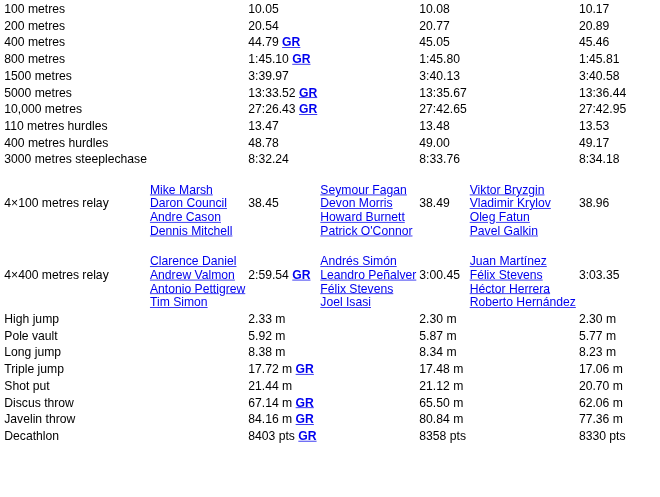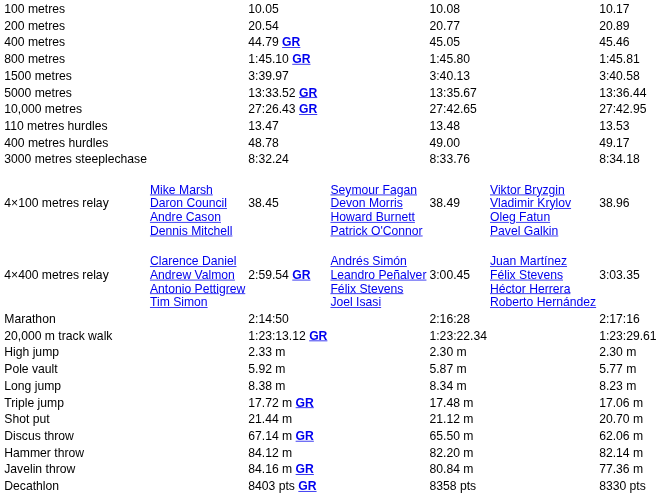+ row: (30, 319)
+ row: (58, 336)
+ row: (44, 453)
